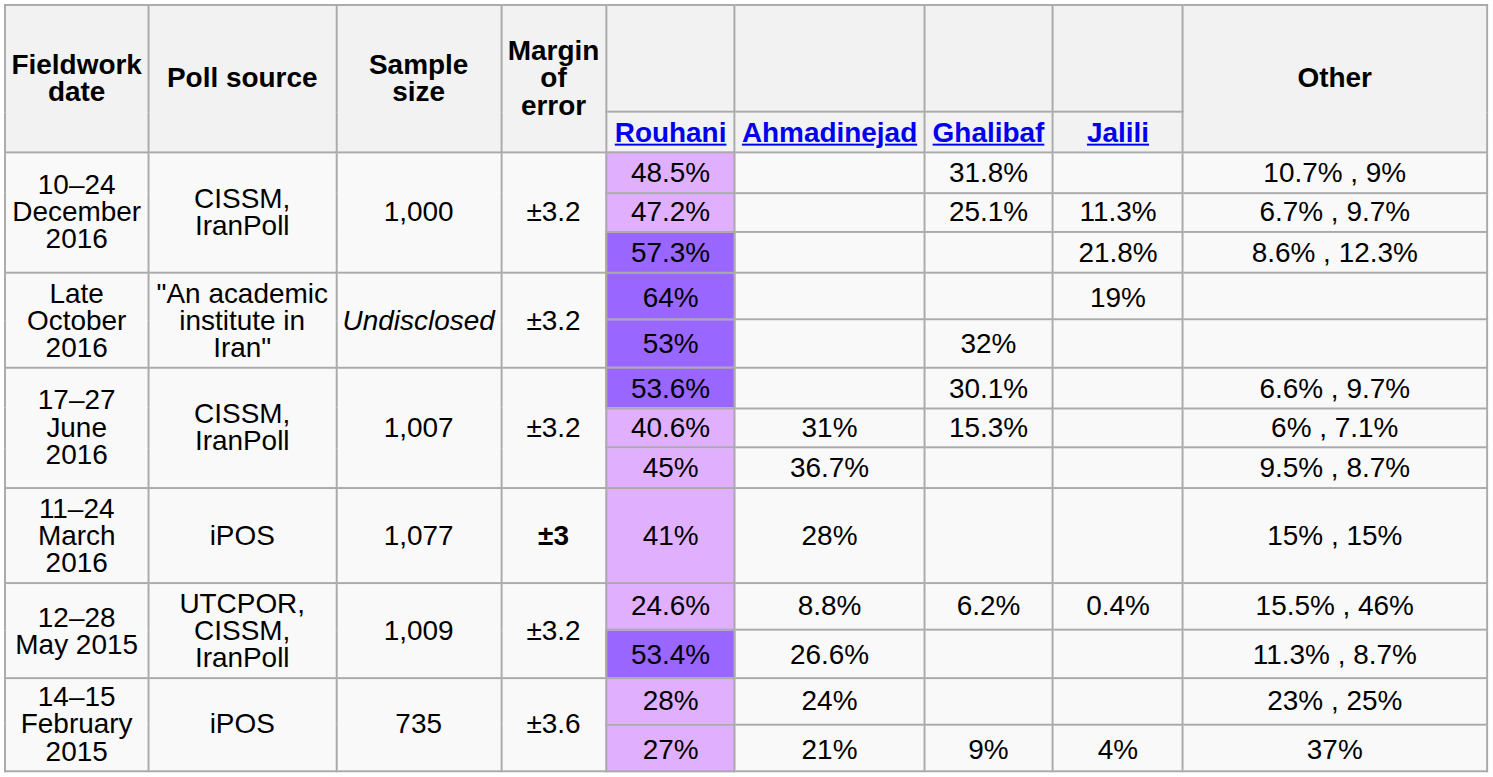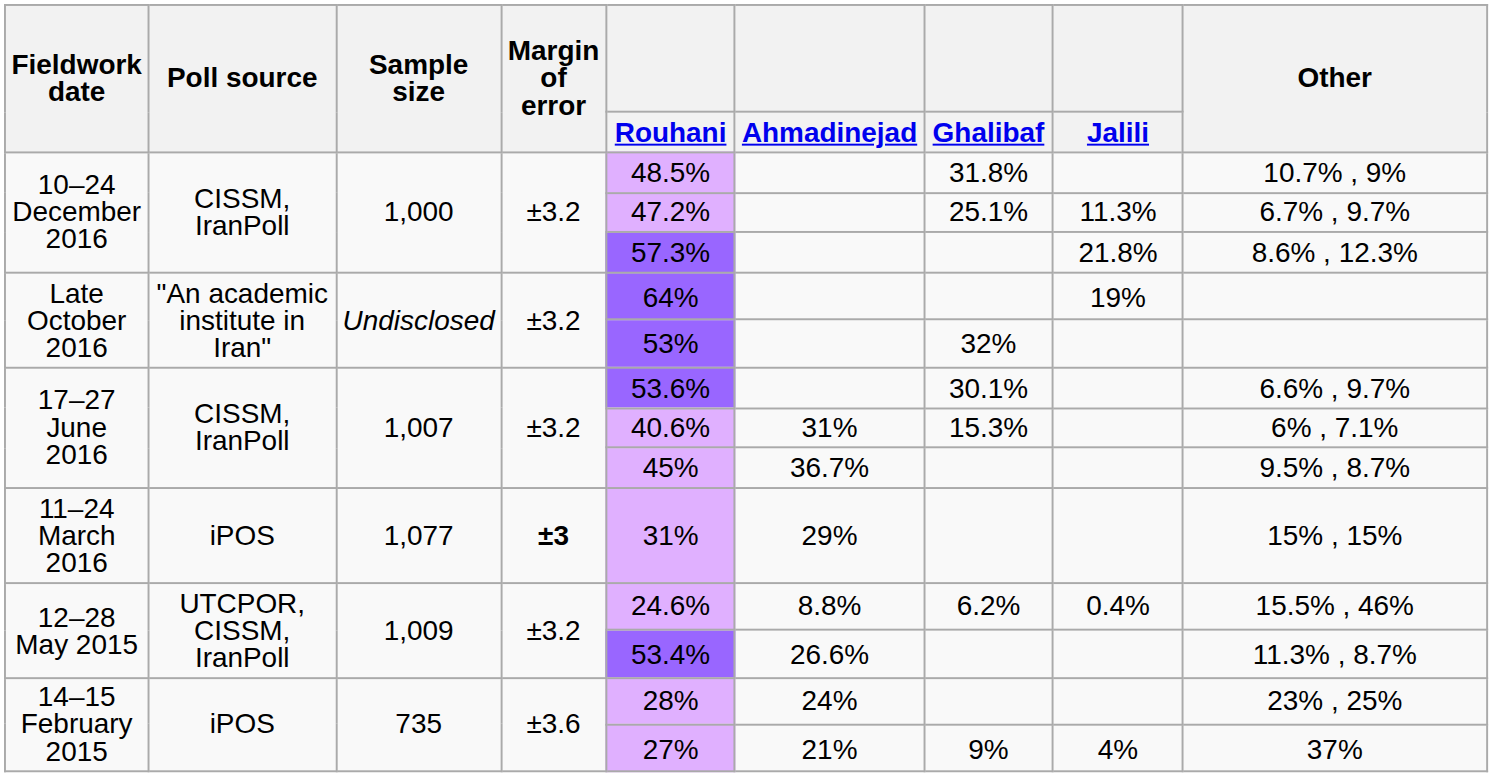(671, 536) 41% -> (671, 536) 31%
(830, 536) 28% -> (830, 536) 29%
